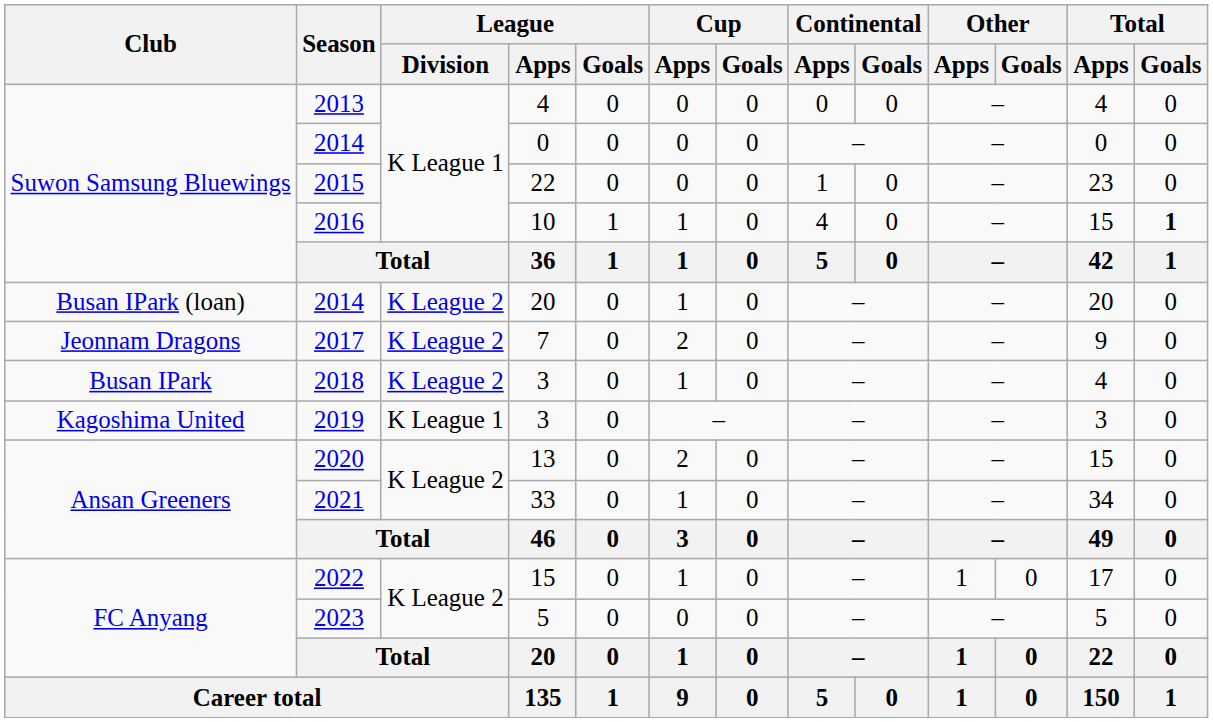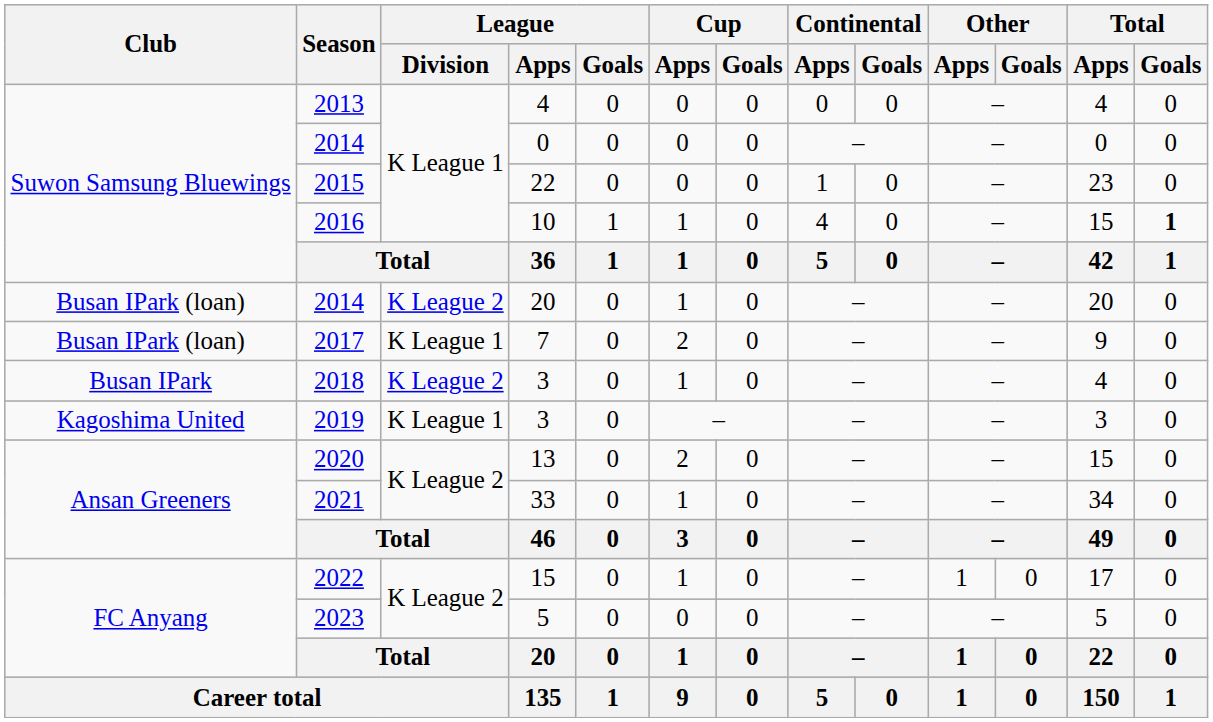(151, 340) Jeonnam Dragons -> (151, 340) Busan IPark (loan)
(445, 340) K League 2 -> (445, 340) K League 1
